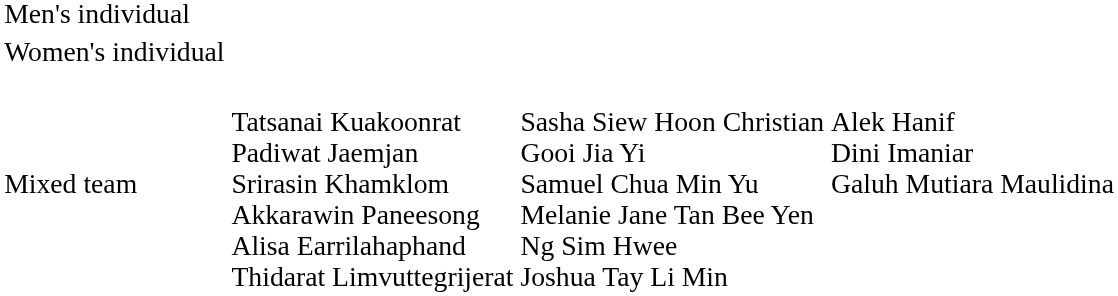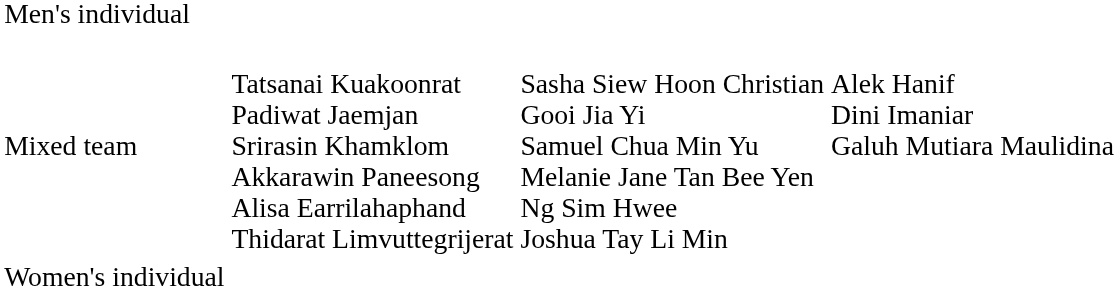rows swapped: (114, 52) <-> (71, 183)
